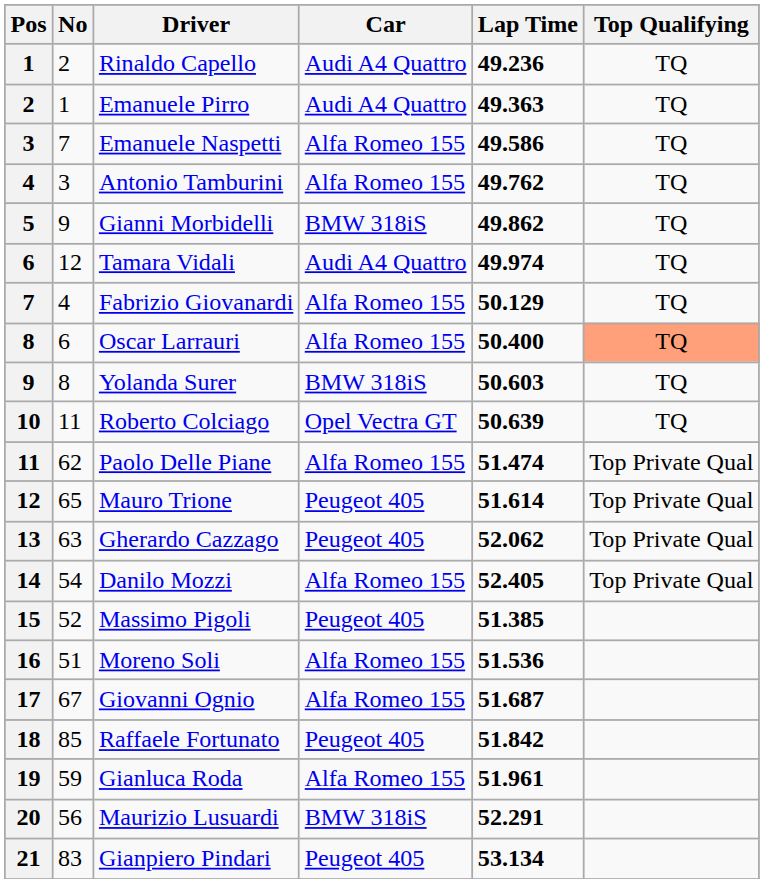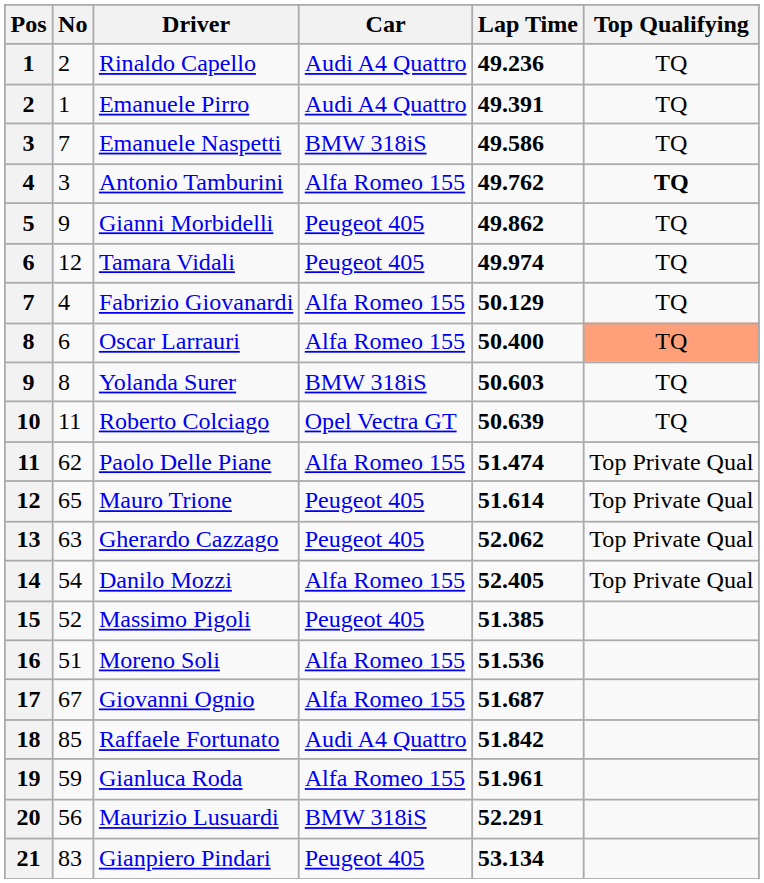(511, 103) 49.363 -> (511, 103) 49.391
(385, 143) Alfa Romeo 155 -> (366, 143) BMW 318iS
(671, 182) normal -> (671, 182) bold
(366, 222) BMW 318iS -> (365, 222) Peugeot 405
(386, 262) Audi A4 Quattro -> (365, 262) Peugeot 405
(365, 738) Peugeot 405 -> (386, 738) Audi A4 Quattro
